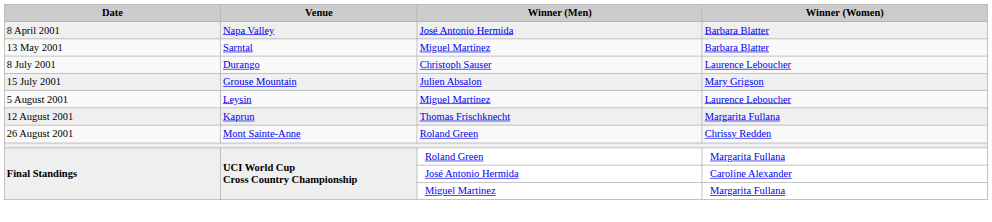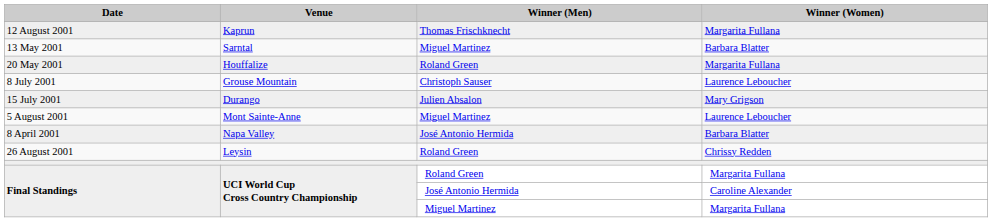rows swapped: (33, 30) <-> (40, 117)
+ row: (35, 65)
(241, 65) Durango -> (260, 82) Grouse Mountain
(260, 82) Grouse Mountain -> (241, 99) Durango
(237, 99) Leysin -> (262, 117) Mont Sainte-Anne
(262, 134) Mont Sainte-Anne -> (237, 151) Leysin
